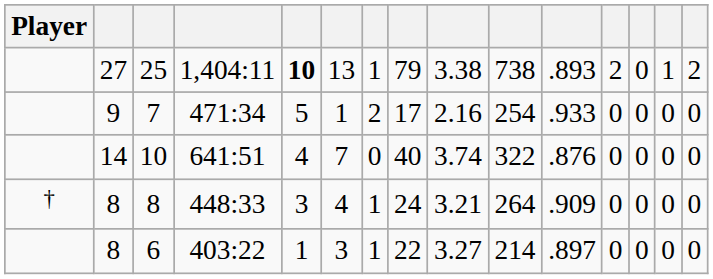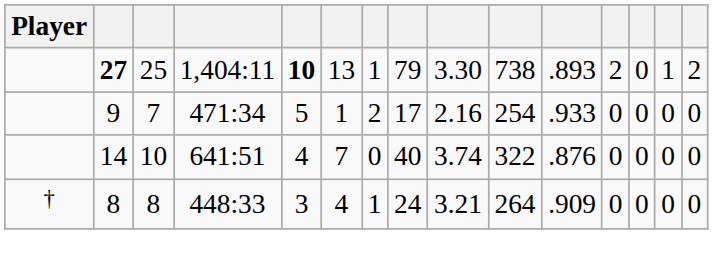(113, 69) normal -> (113, 69) bold
(458, 69) 3.38 -> (458, 69) 3.30
- row: (153, 250)
